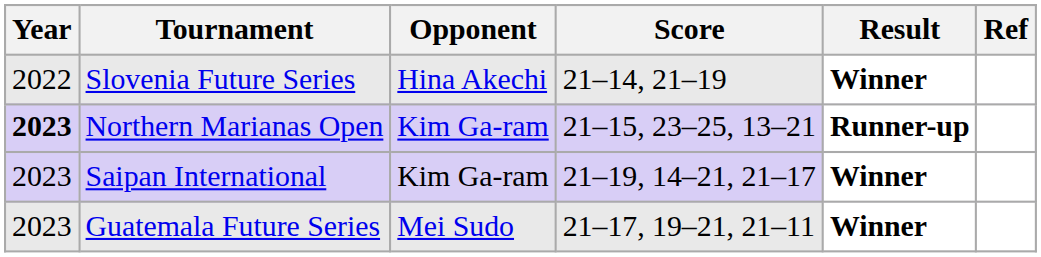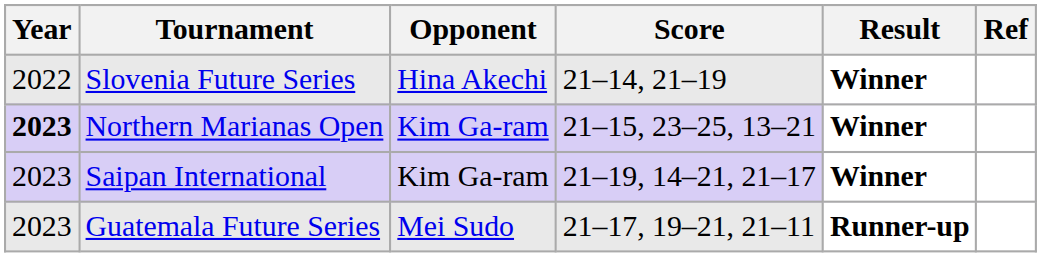(900, 127) Runner-up -> (878, 127) Winner
(878, 226) Winner -> (900, 226) Runner-up
